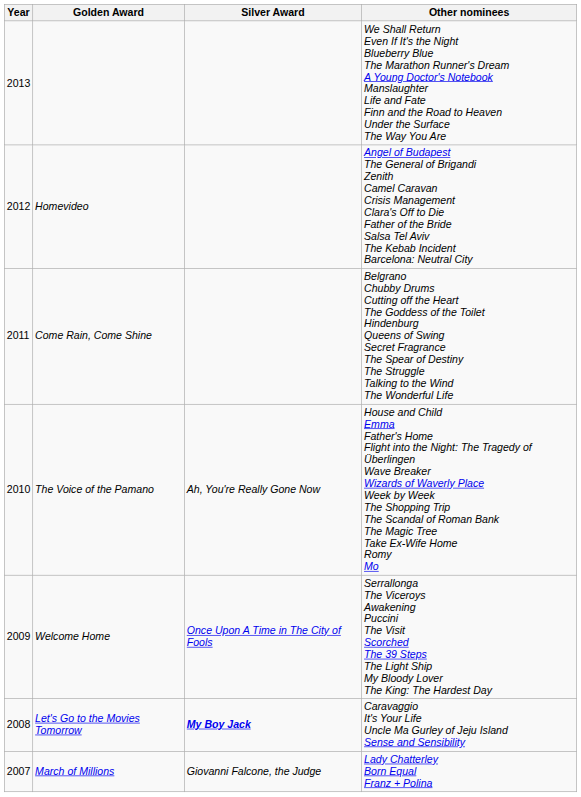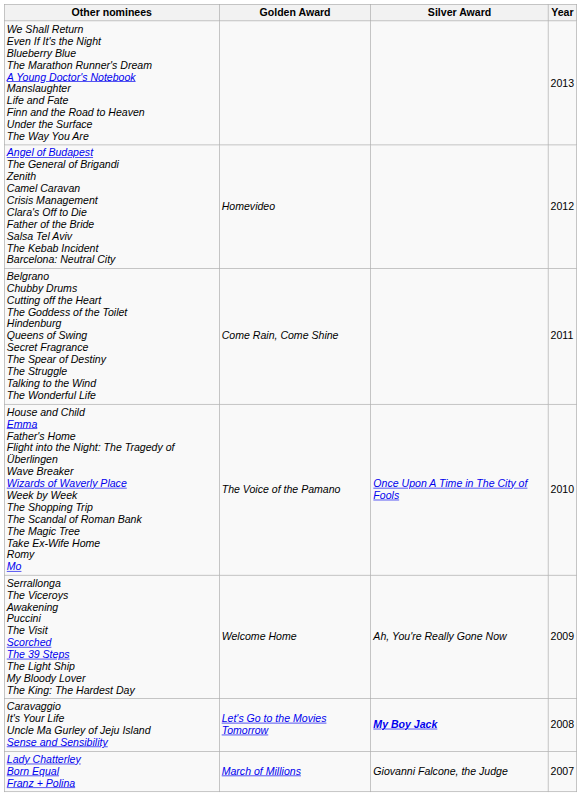columns swapped: (19, 12) <-> (469, 12)
(253, 489) Ah, You're Really Gone Now -> (450, 489) Once Upon A Time in The City of Fools
(264, 637) Once Upon A Time in The City of Fools -> (440, 637) Ah, You're Really Gone Now
